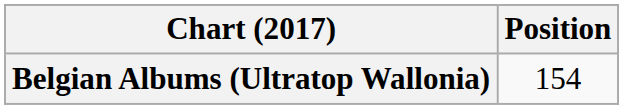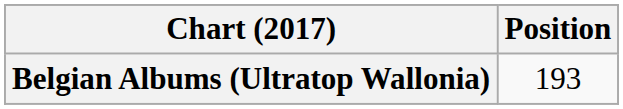(558, 78) 154 -> (558, 78) 193
